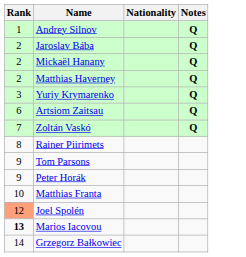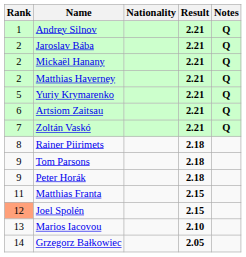+ column: (195, 12)
(19, 95) 3 -> (19, 95) 5
(19, 194) 10 -> (19, 194) 11
(19, 227) bold -> (19, 227) normal
